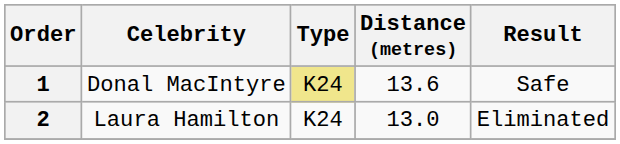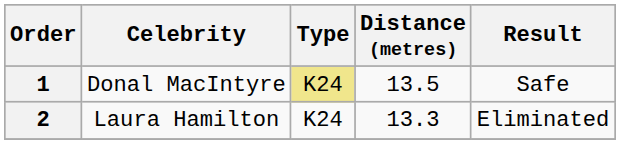(413, 84) 13.6 -> (413, 84) 13.5
(413, 120) 13.0 -> (413, 120) 13.3
